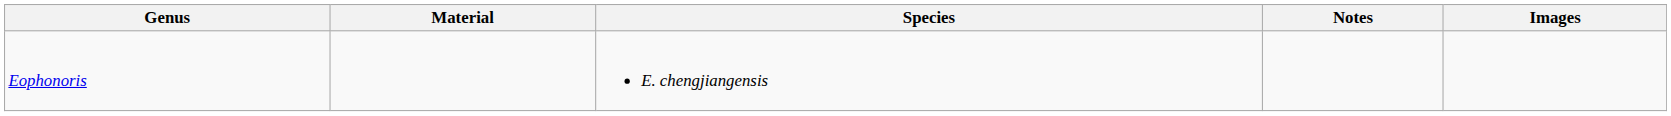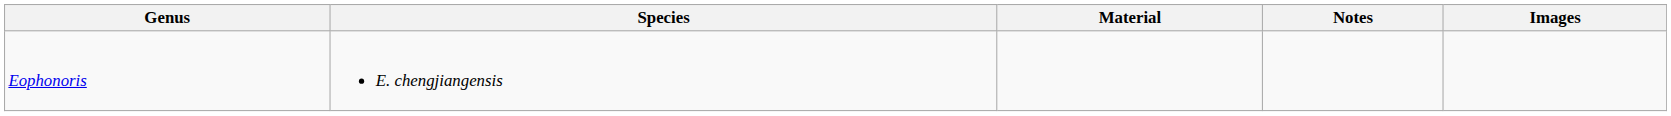columns swapped: (929, 17) <-> (463, 17)
